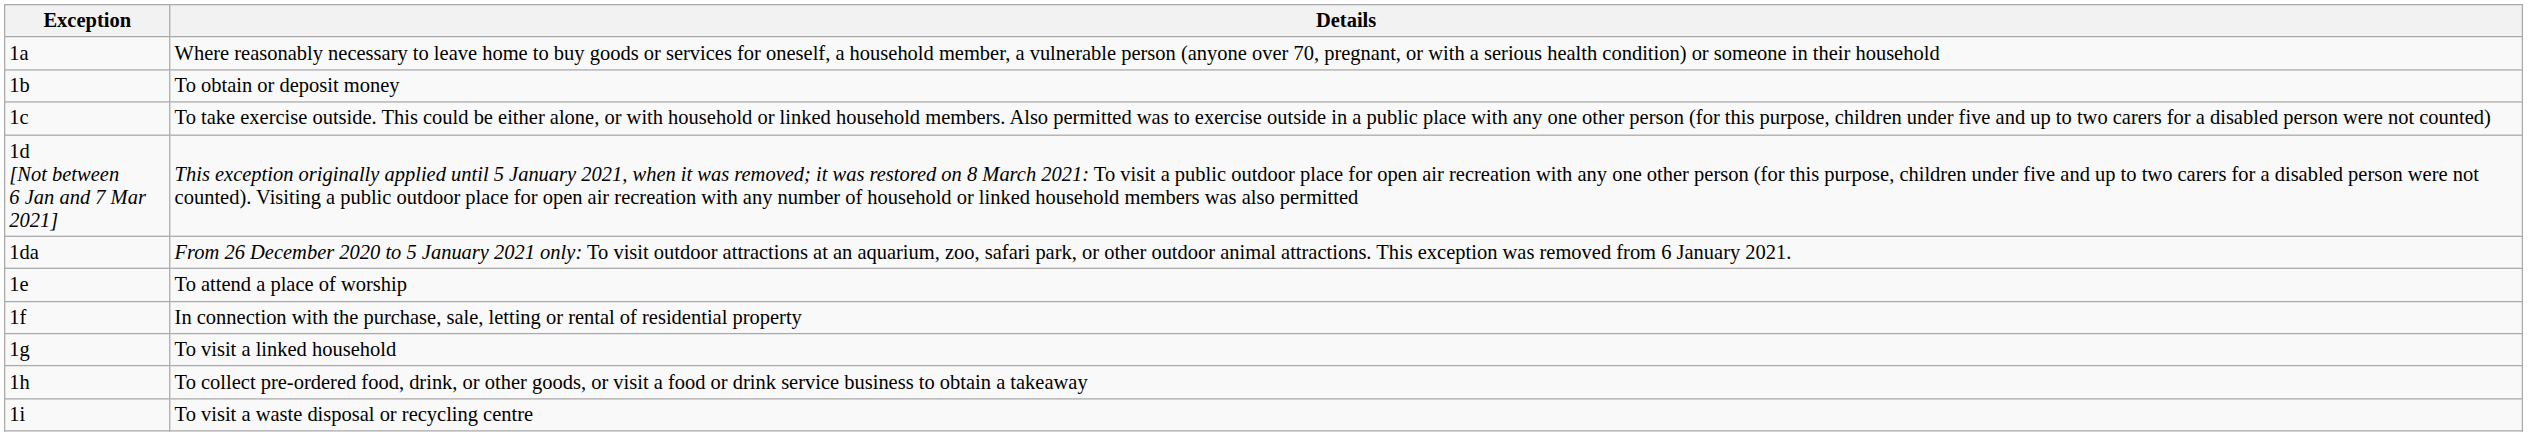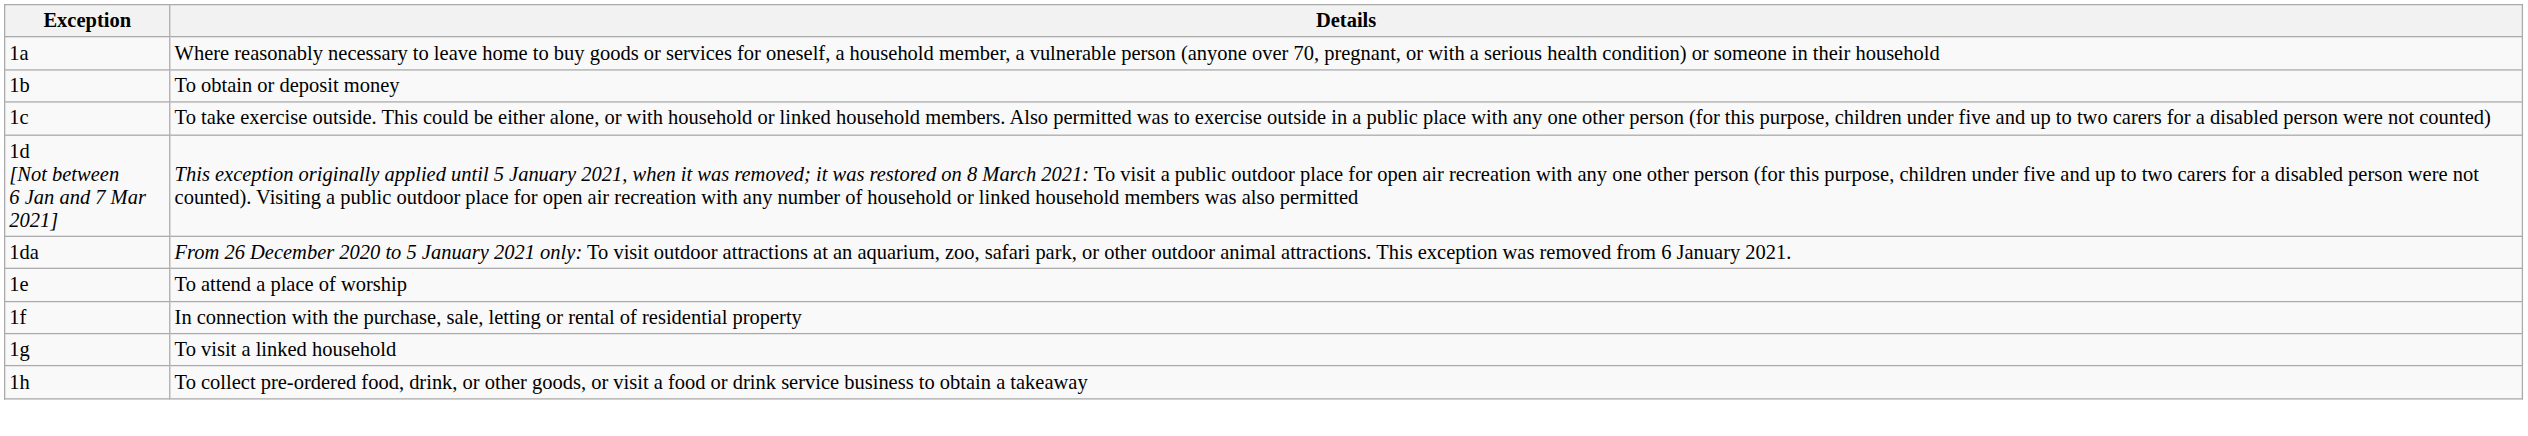- row: (354, 414)
